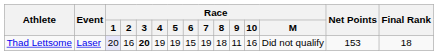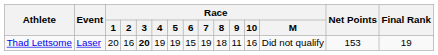(113, 43) lavender background -> (113, 43) no background
(406, 43) 18 -> (406, 43) 19
